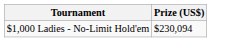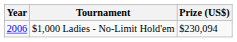+ column: (17, 12)
